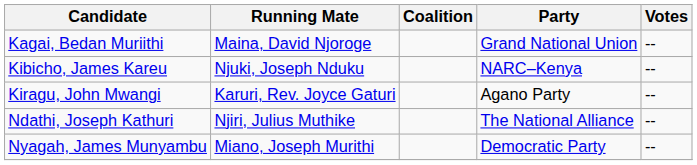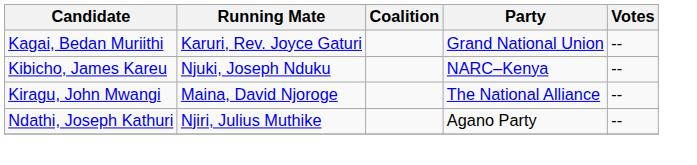(293, 43) Maina, David Njoroge -> (271, 43) Karuri, Rev. Joyce Gaturi
(305, 95) Karuri, Rev. Joyce Gaturi -> (259, 95) Maina, David Njoroge
(525, 95) Agano Party -> (524, 95) The National Alliance
(557, 120) The National Alliance -> (492, 120) Agano Party
- row: (108, 146)
